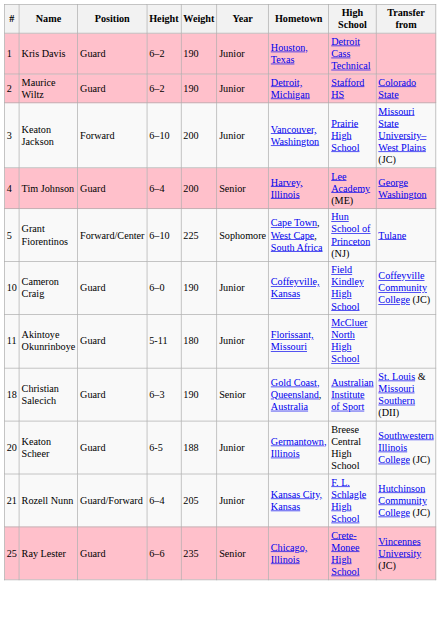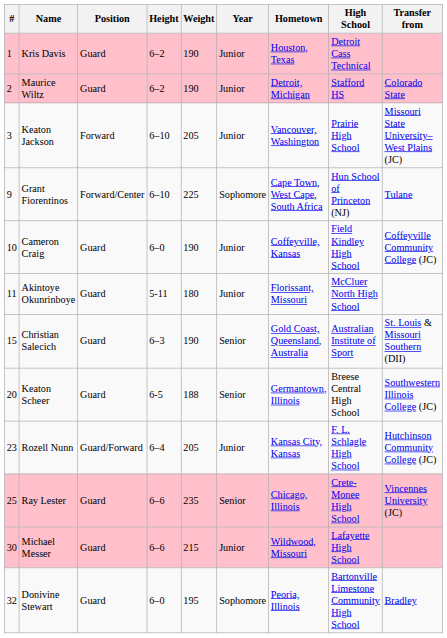(191, 135) 200 -> (191, 135) 205
- row: (48, 188)
(9, 235) 5 -> (9, 194) 9
(12, 394) 18 -> (12, 341) 15
(232, 447) Junior -> (232, 394) Senior
(12, 500) 21 -> (12, 447) 23
+ row: (38, 547)
+ row: (41, 600)
